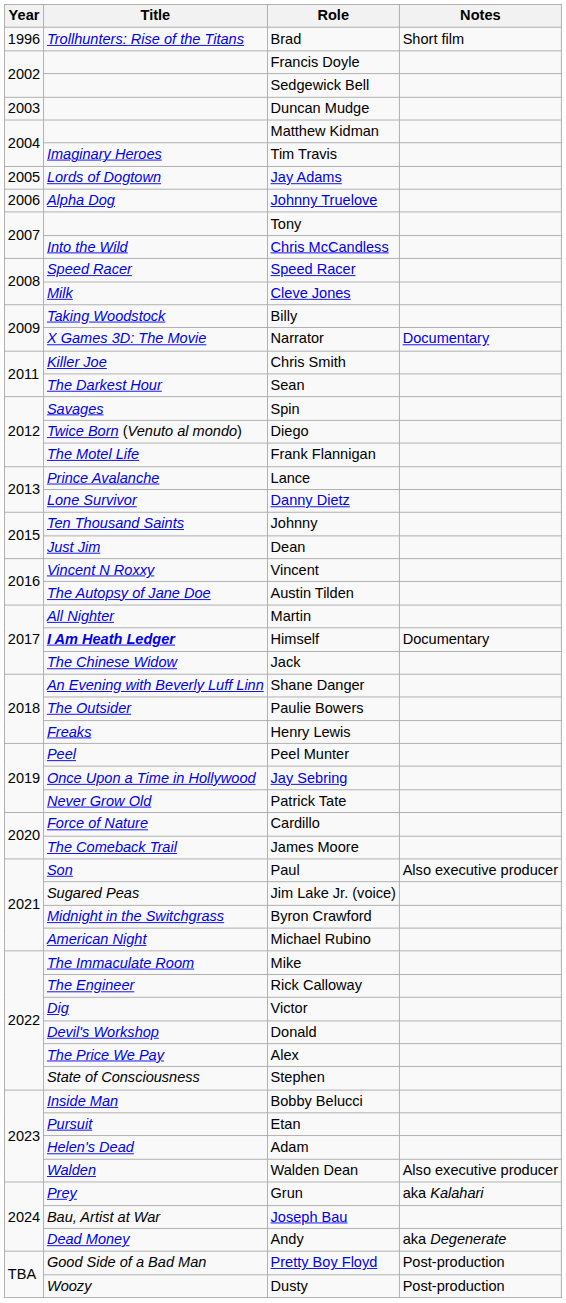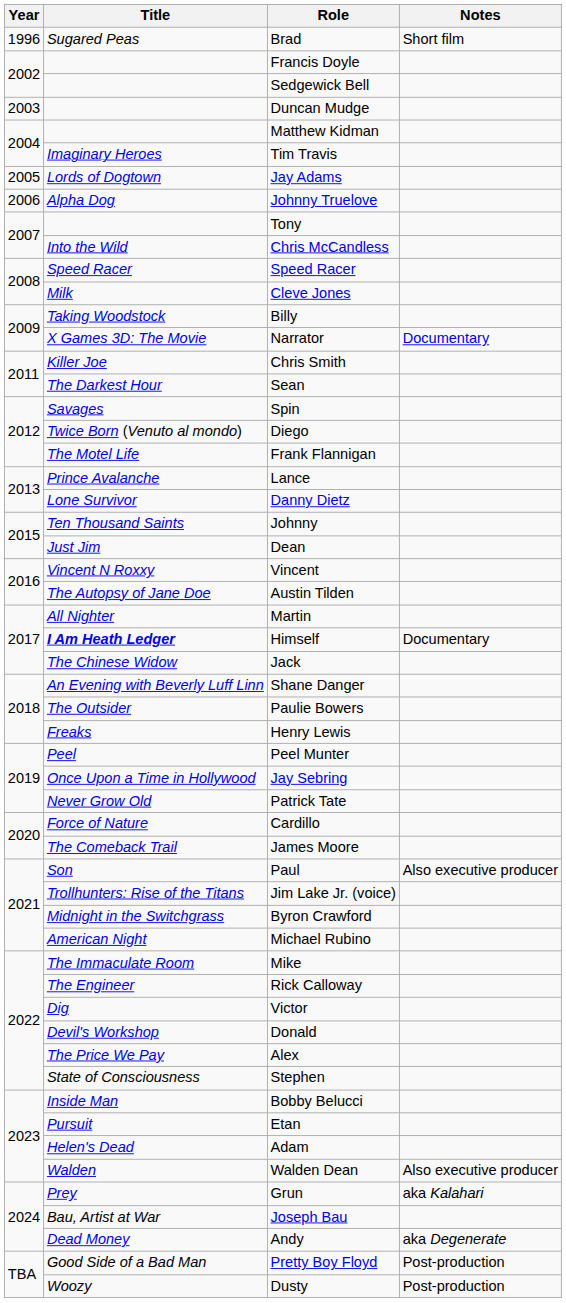(145, 39) Trollhunters: Rise of the Titans -> (93, 39) Sugared Peas
(93, 893) Sugared Peas -> (145, 893) Trollhunters: Rise of the Titans
